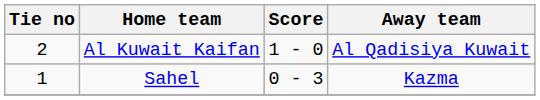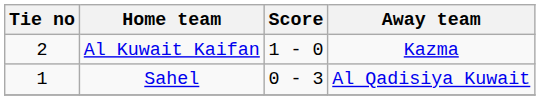(431, 50) Al Qadisiya Kuwait -> (431, 50) Kazma
(431, 79) Kazma -> (431, 79) Al Qadisiya Kuwait
